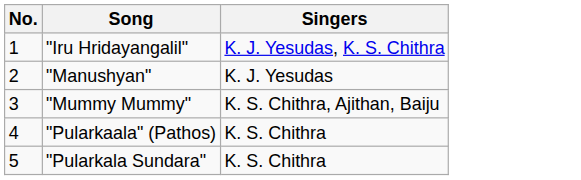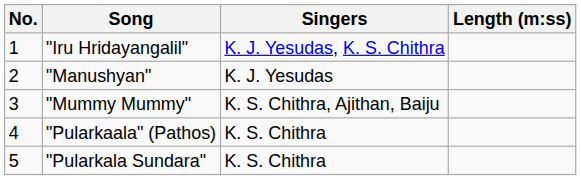+ column: (512, 19)
